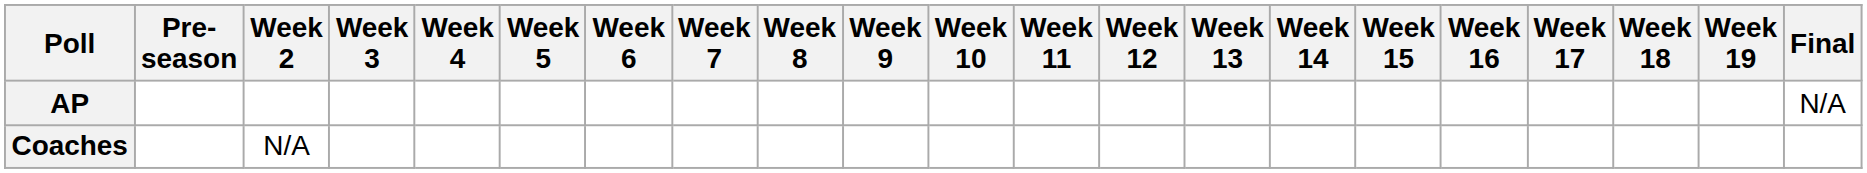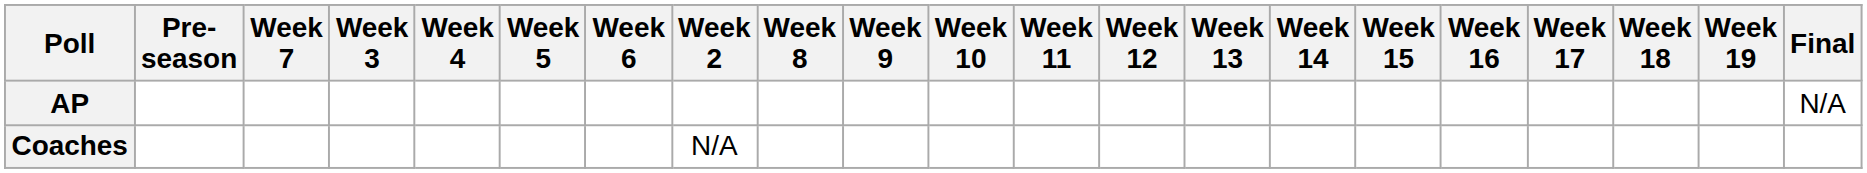columns swapped: (287, 43) <-> (714, 43)
